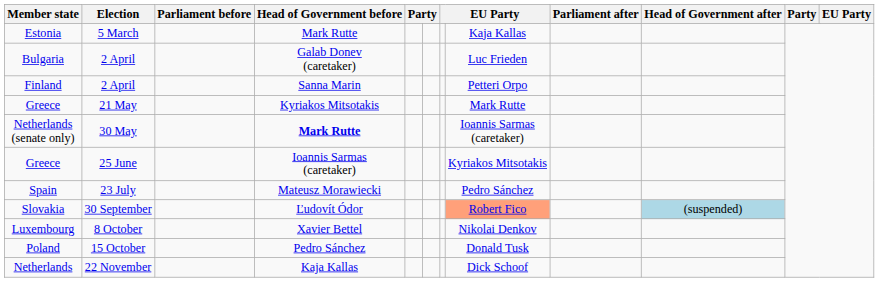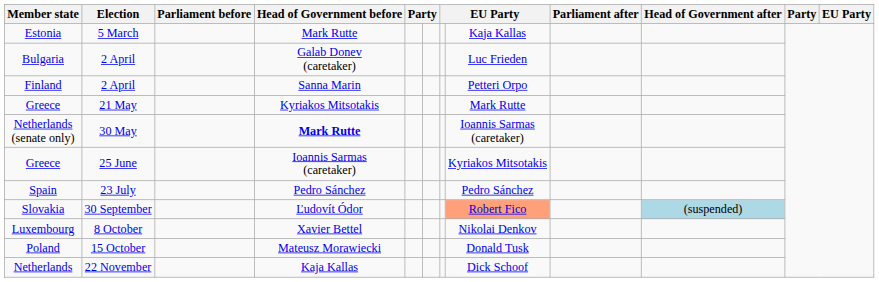(330, 190) Mateusz Morawiecki -> (330, 190) Pedro Sánchez
(330, 248) Pedro Sánchez -> (330, 248) Mateusz Morawiecki
